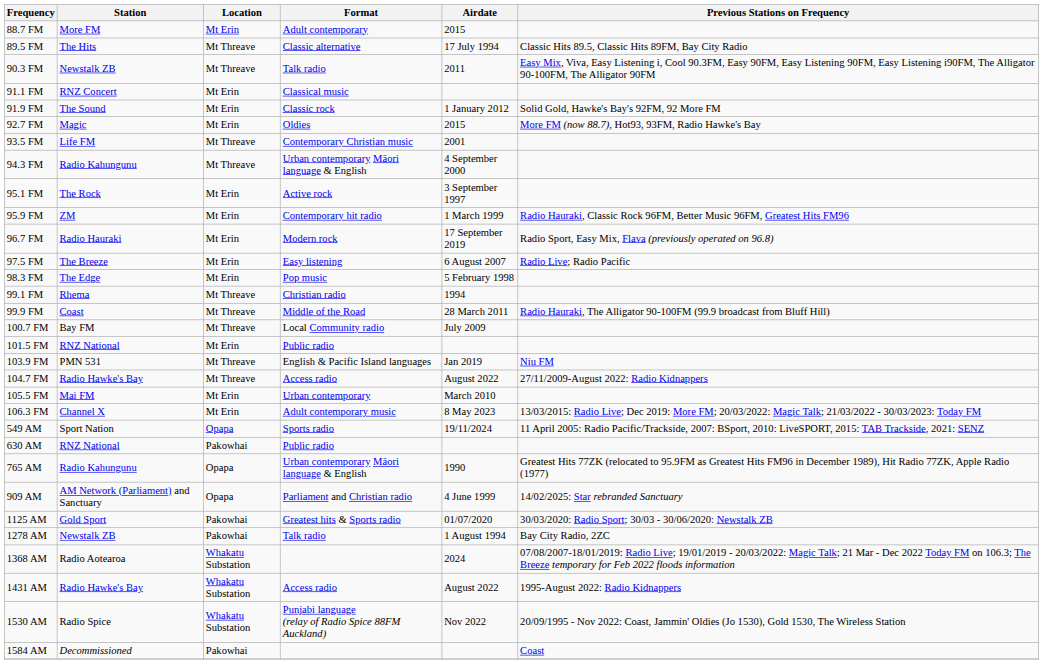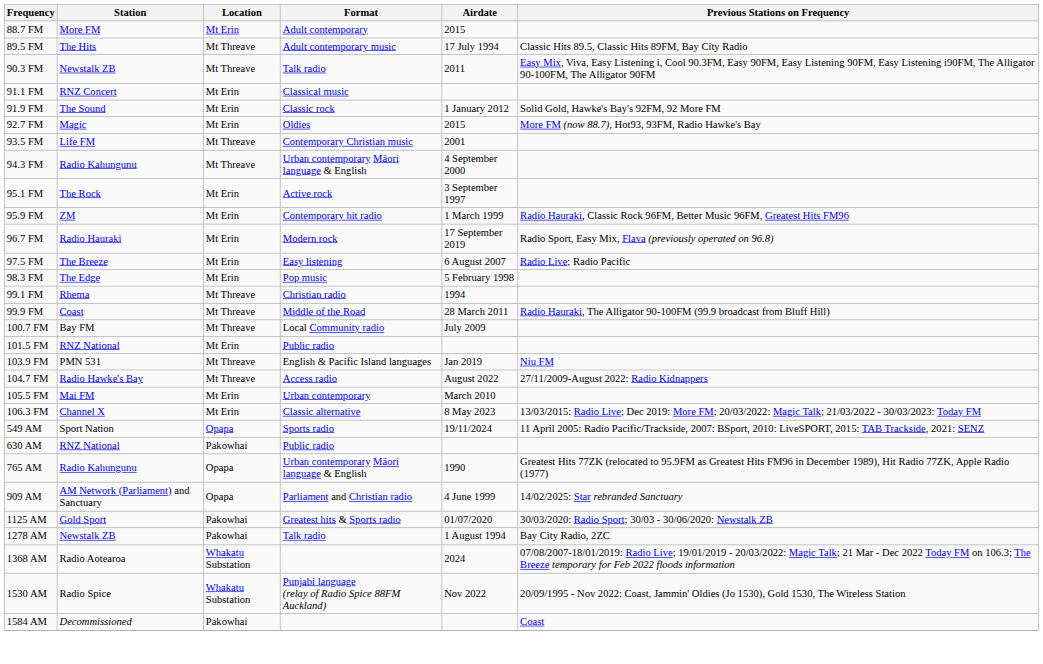(322, 46) Classic alternative -> (339, 46) Adult contemporary music
(339, 412) Adult contemporary music -> (322, 412) Classic alternative
- row: (27, 587)
